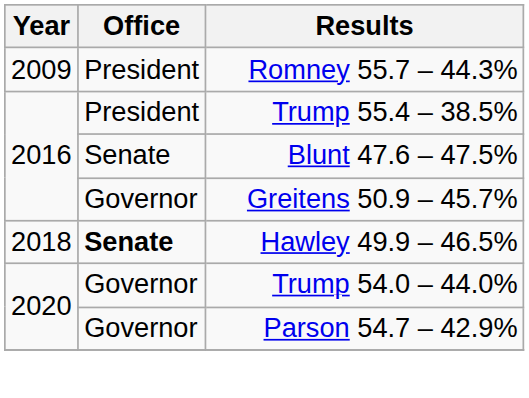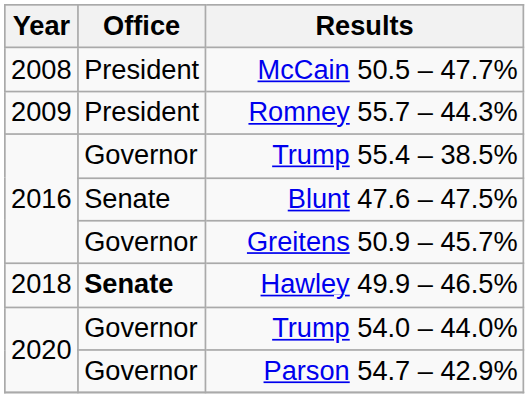+ row: (388, 69)
(142, 112) President -> (141, 155) Governor
